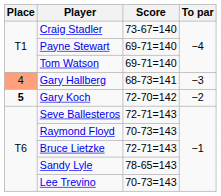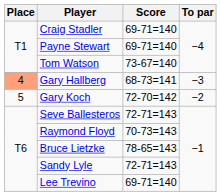(151, 30) 73-67=140 -> (151, 30) 69-71=140
(151, 64) 69-71=140 -> (151, 64) 73-67=140
(21, 98) bold -> (21, 98) normal
(151, 149) 72-71=143 -> (151, 149) 78-65=143
(151, 166) 78-65=143 -> (151, 166) 72-71=143
(151, 183) 70-73=143 -> (151, 183) 69-71=140
